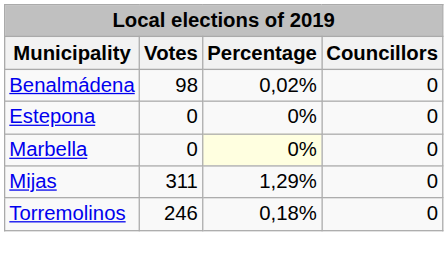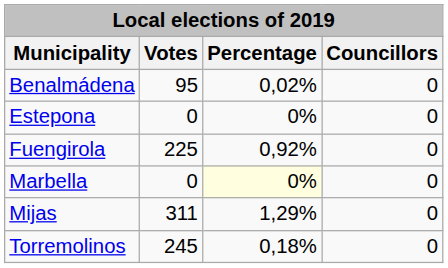(187, 85) 98 -> (187, 85) 95
+ row: (57, 149)
(181, 213) 246 -> (181, 246) 245
